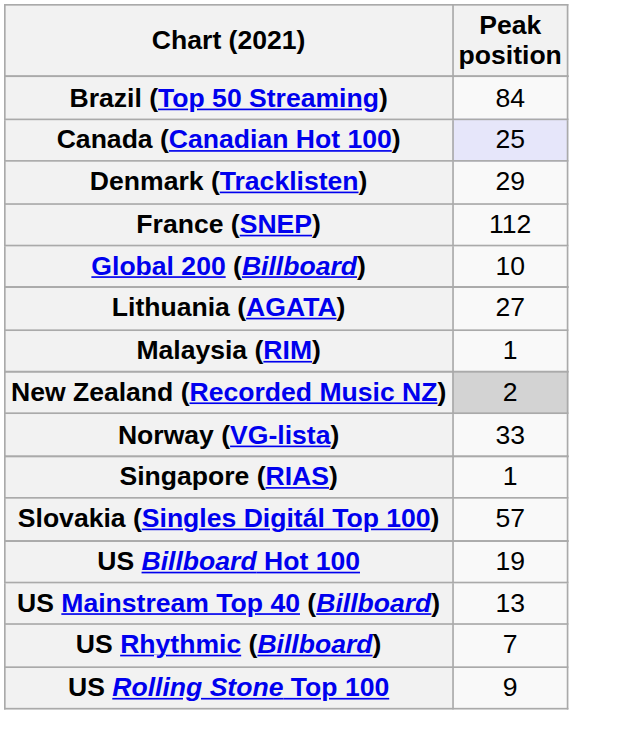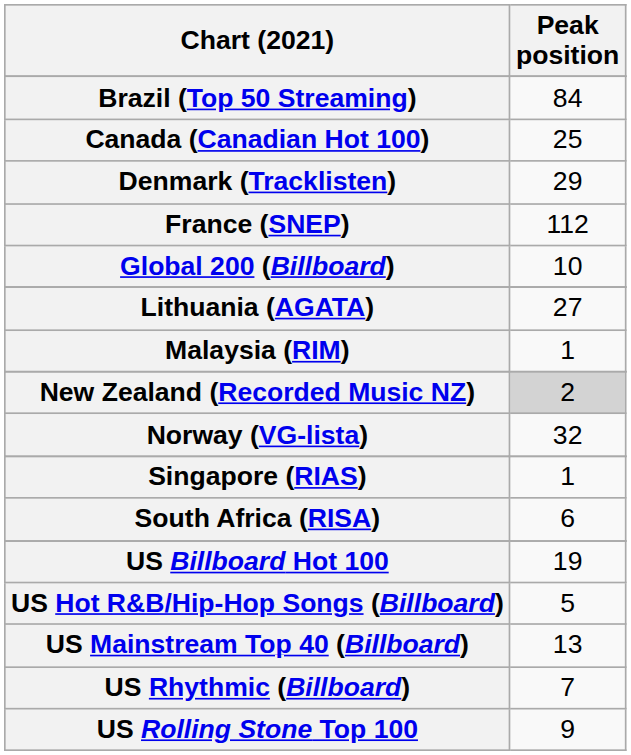(510, 139) lavender background -> (568, 139) no background
(510, 434) 33 -> (568, 434) 32
- row: (229, 518)
+ row: (257, 518)
+ row: (257, 603)
